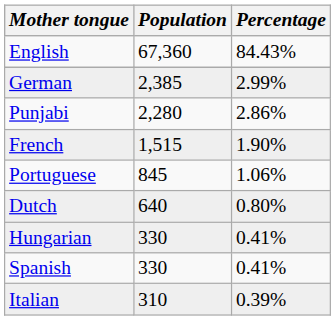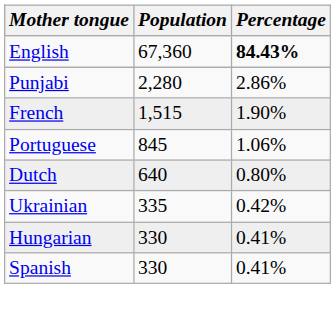(266, 51) normal -> (268, 51) bold
- row: (41, 82)
+ row: (48, 206)
- row: (34, 299)
